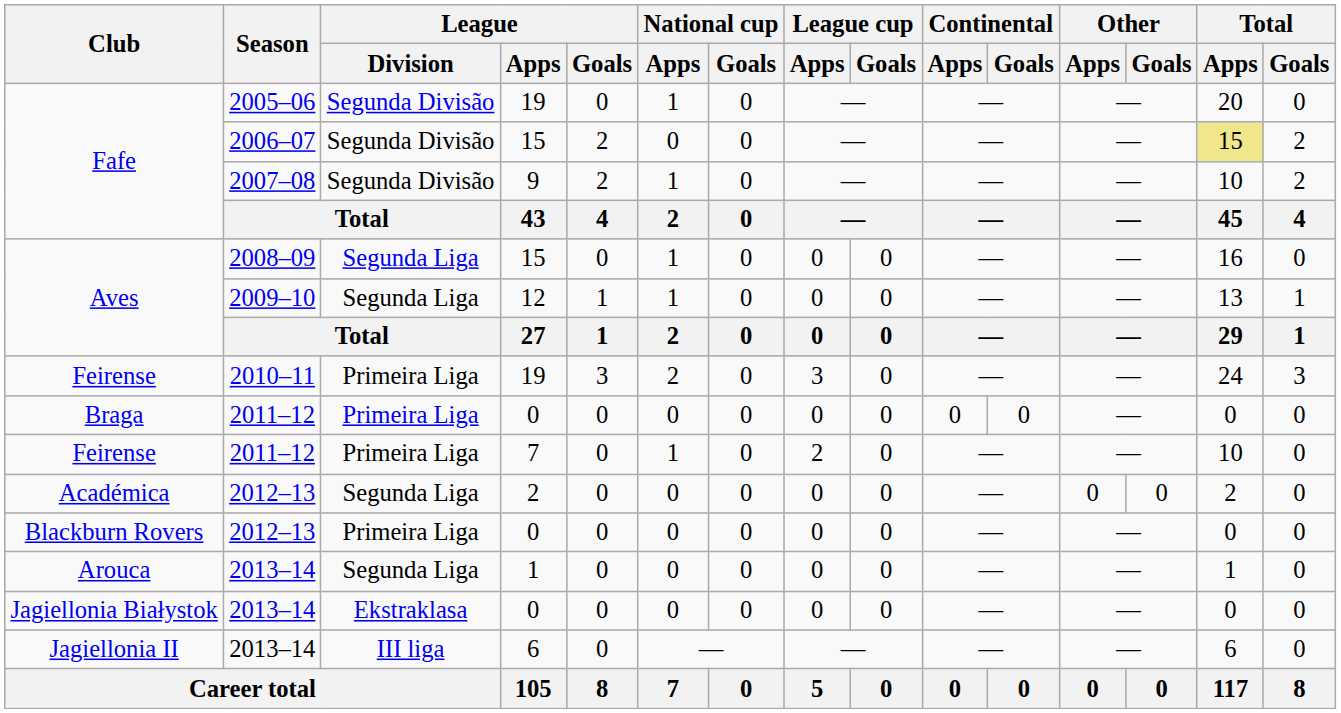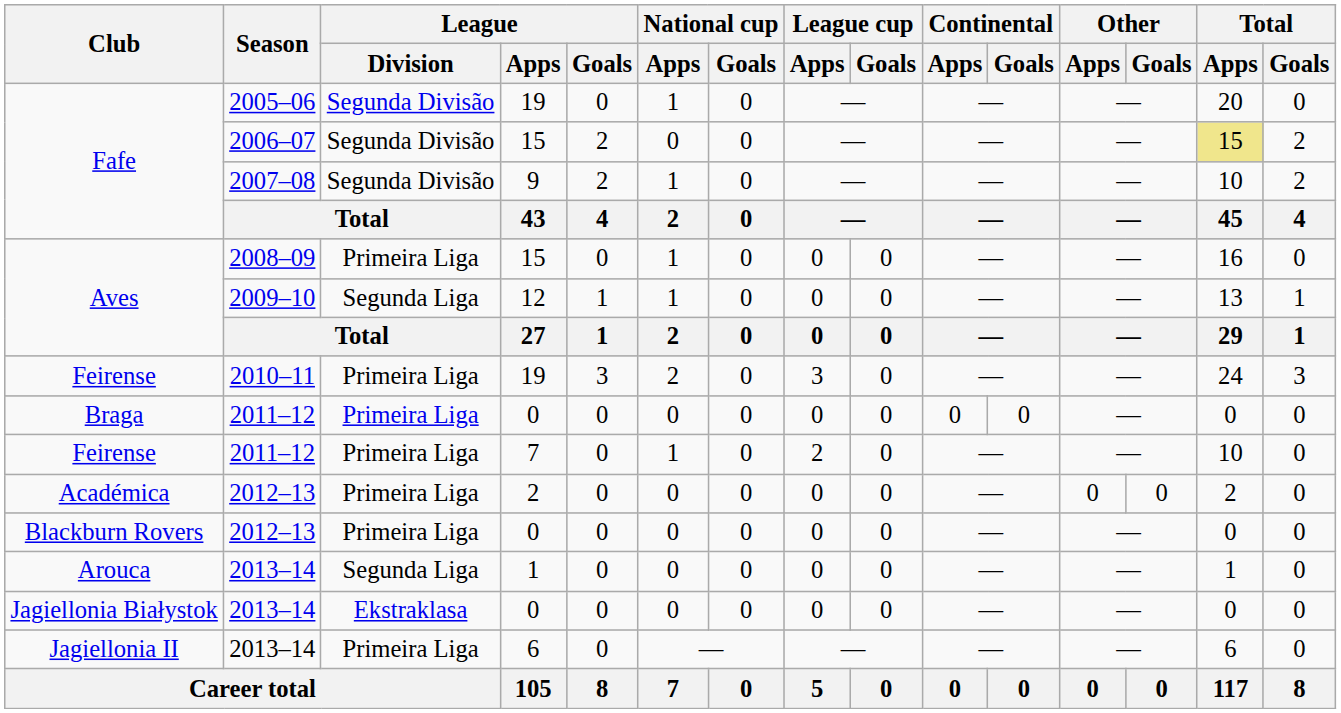(411, 258) Segunda Liga -> (411, 258) Primeira Liga
(411, 492) Segunda Liga -> (411, 492) Primeira Liga
(411, 649) III liga -> (411, 649) Primeira Liga
